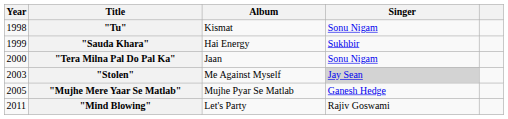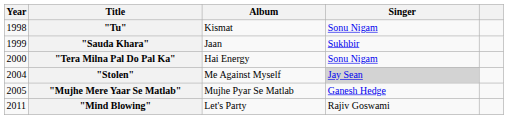(227, 43) Hai Energy -> (213, 43) Jaan
(213, 59) Jaan -> (227, 59) Hai Energy
(17, 75) 2003 -> (17, 75) 2004
